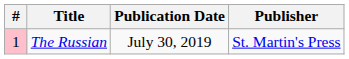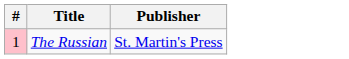- column: (170, 16)
